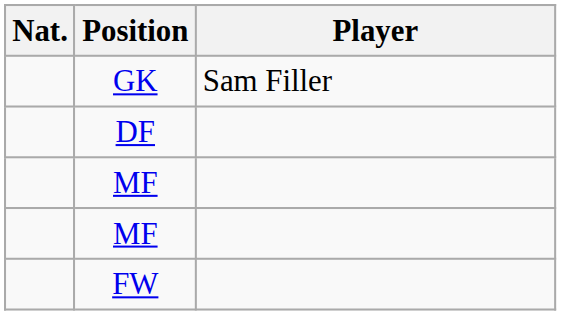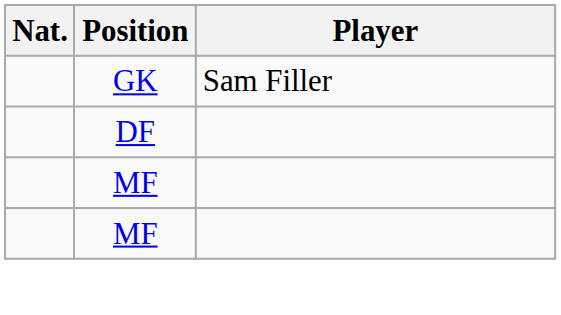- row: (135, 284)
